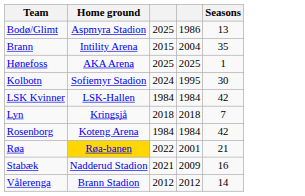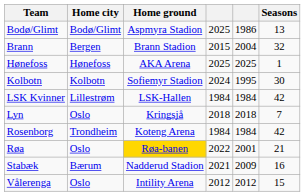+ column: (95, 13)
(109, 47) Intility Arena -> (165, 47) Brann Stadion
(223, 47) 35 -> (279, 47) 32
(109, 183) Brann Stadion -> (165, 183) Intility Arena
(223, 183) 14 -> (279, 183) 15
